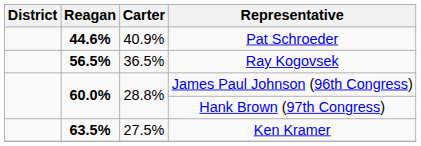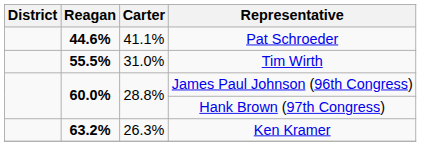(144, 38) 40.9% -> (144, 38) 41.1%
+ row: (292, 61)
- row: (292, 61)
(90, 130) 63.5% -> (90, 130) 63.2%
(144, 130) 27.5% -> (144, 130) 26.3%
